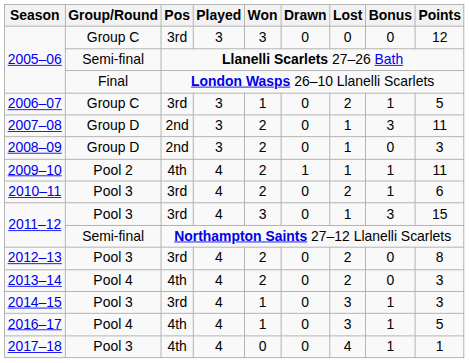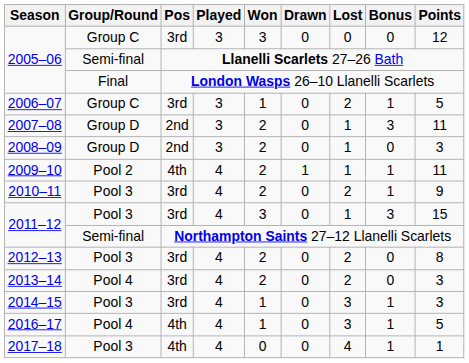(440, 192) 6 -> (440, 192) 9
(177, 280) 4th -> (177, 280) 3rd
